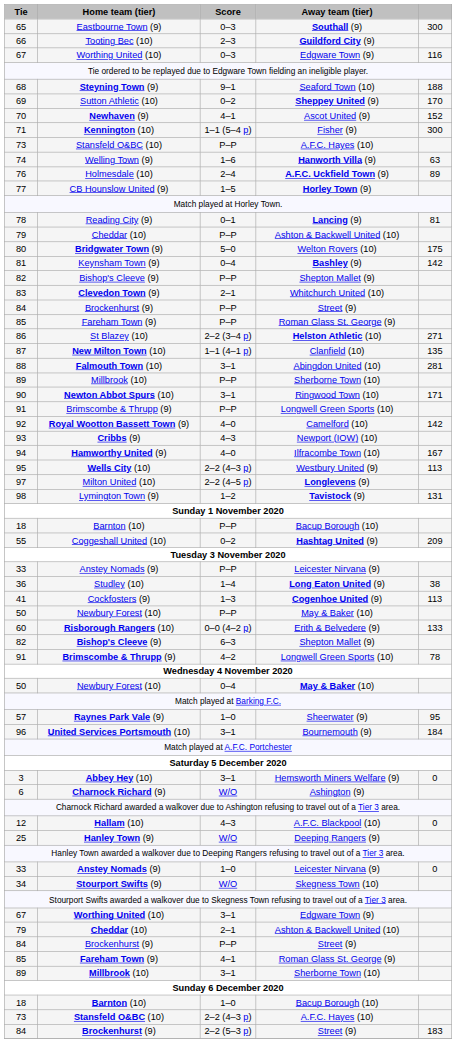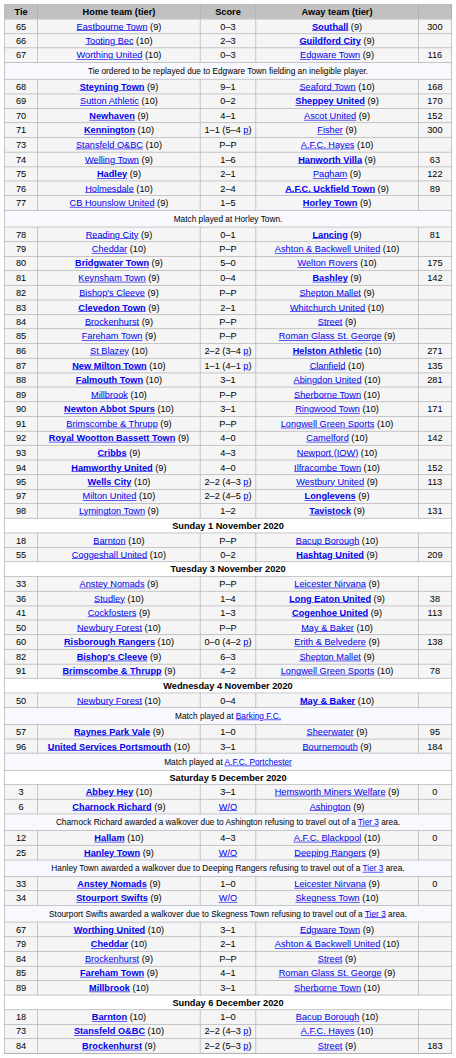(435, 87) 188 -> (435, 87) 168
+ row: (21, 174)
(435, 453) 167 -> (435, 468) 152
(435, 628) 133 -> (435, 642) 138
